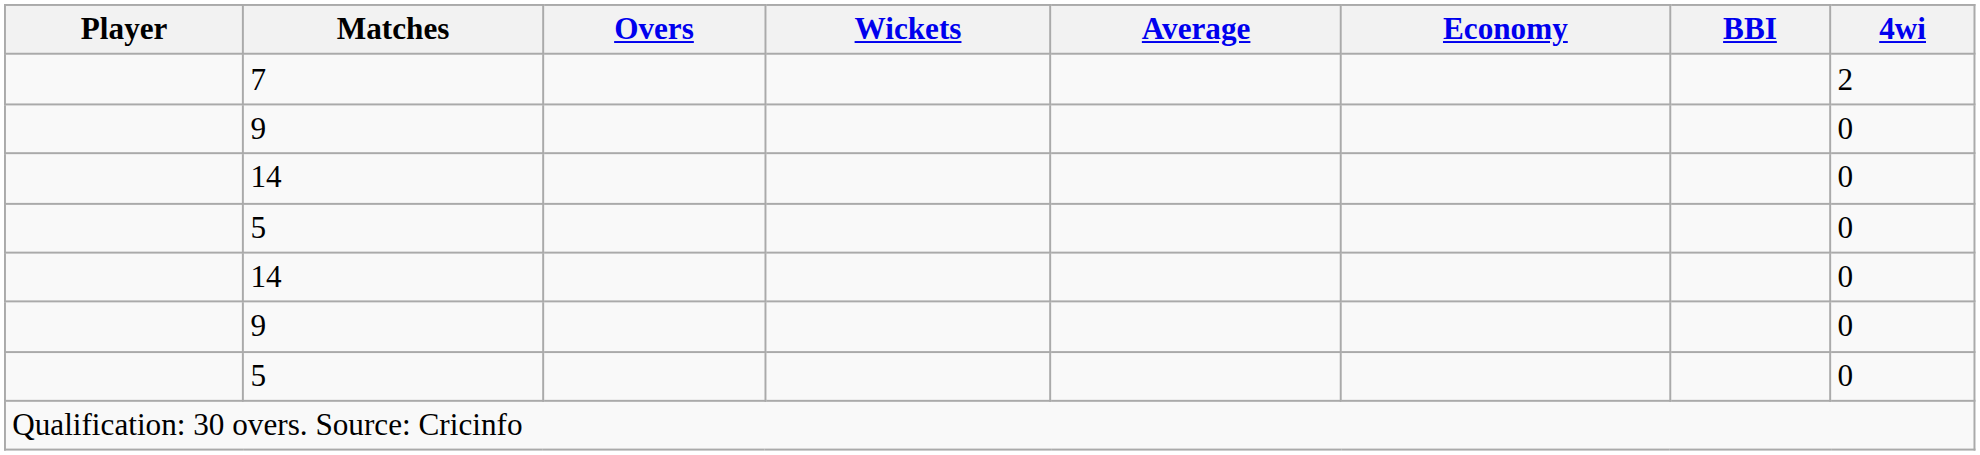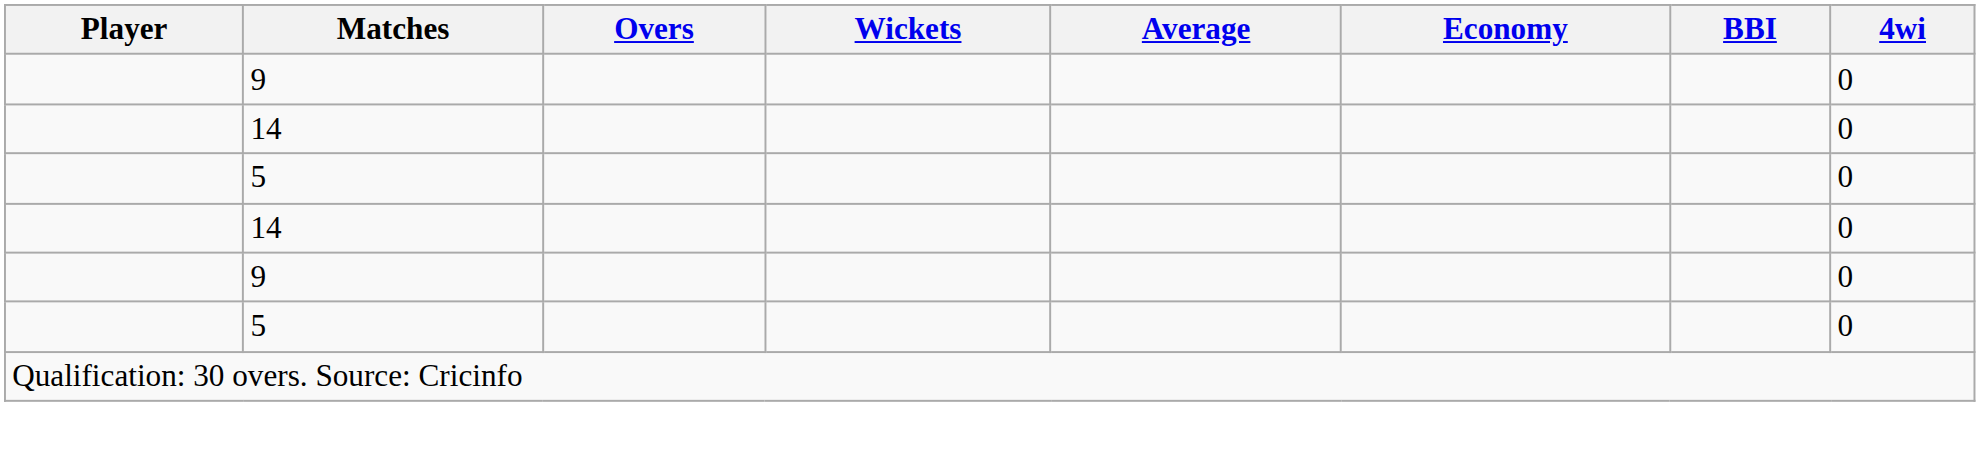- row: (124, 79)
